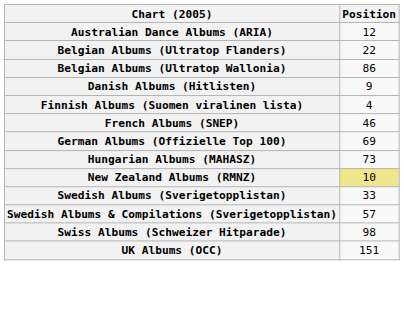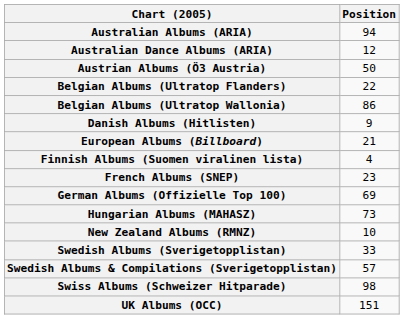+ row: (172, 32)
+ row: (172, 68)
+ row: (172, 141)
(369, 123) 46 -> (369, 178) 23
(369, 178) khaki background -> (369, 232) no background
